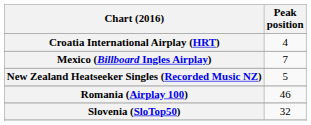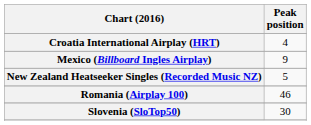(285, 59) 7 -> (285, 59) 9
(285, 111) 32 -> (285, 111) 30
